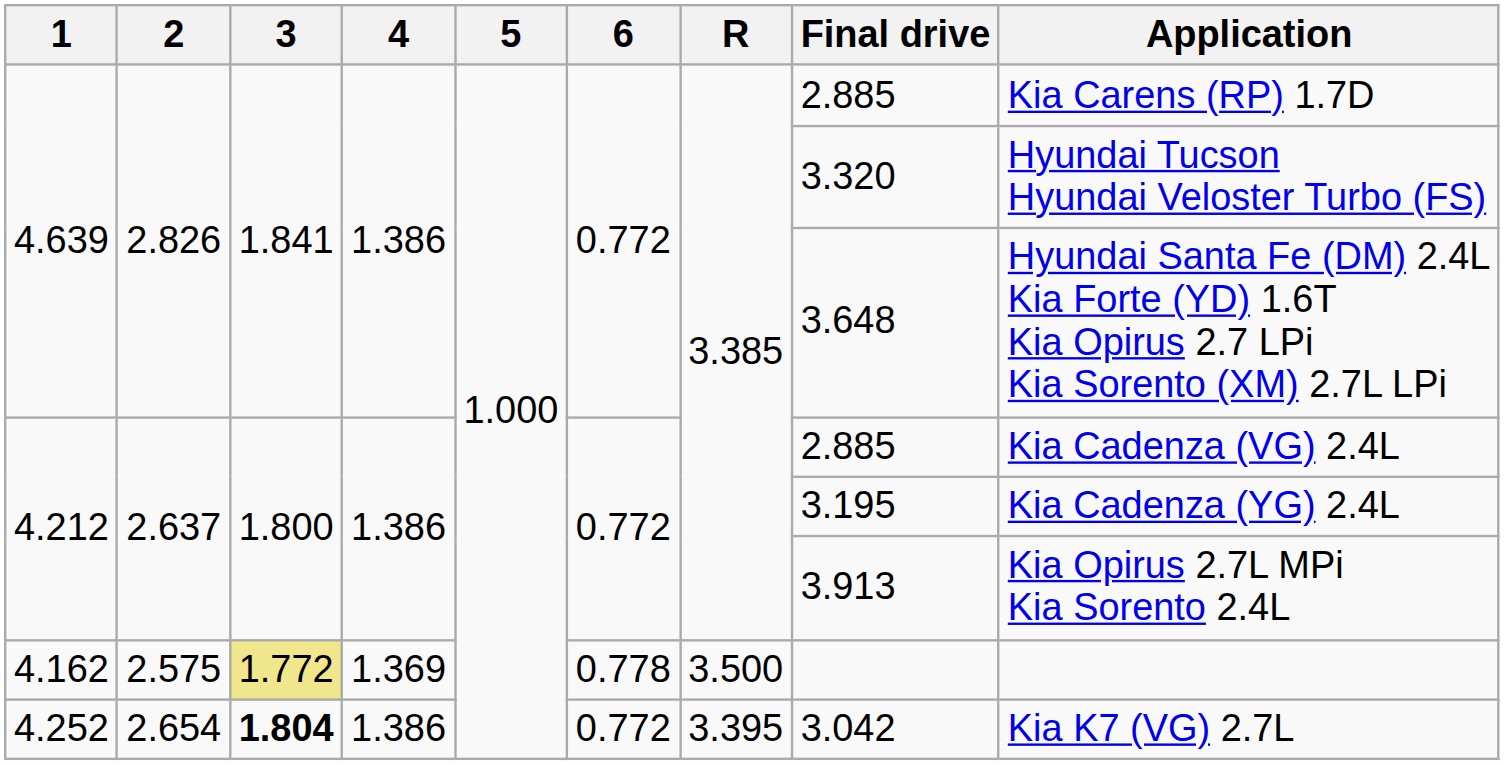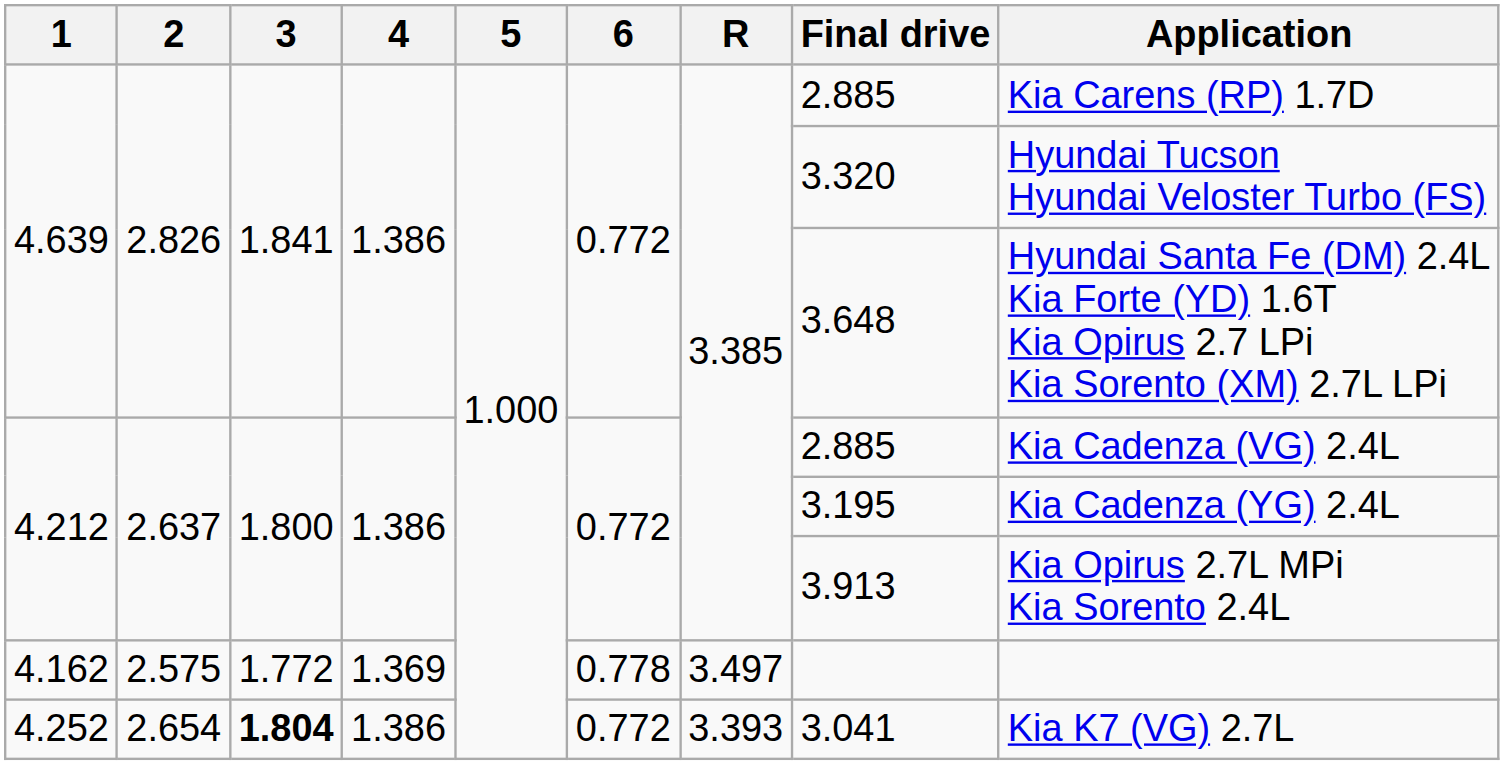(286, 668) khaki background -> (286, 668) no background
(736, 668) 3.500 -> (736, 668) 3.497
(736, 728) 3.395 -> (736, 728) 3.393
(848, 728) 3.042 -> (848, 728) 3.041
